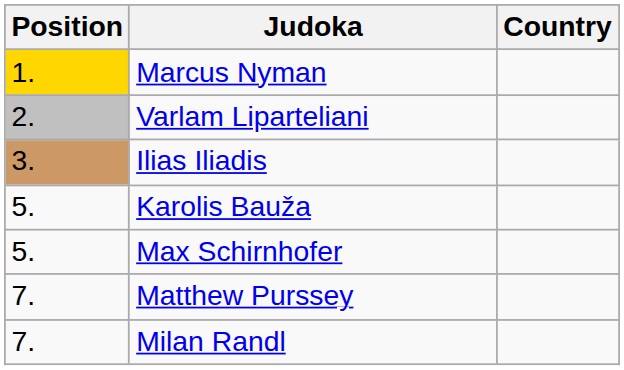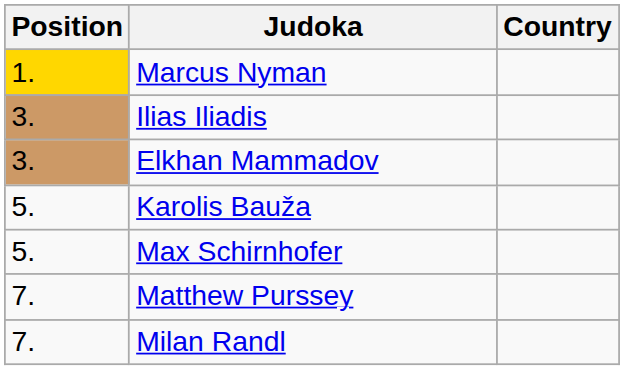- row: (252, 116)
+ row: (257, 161)
